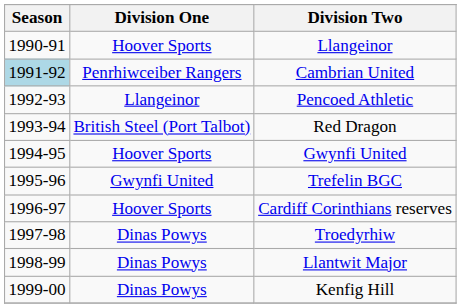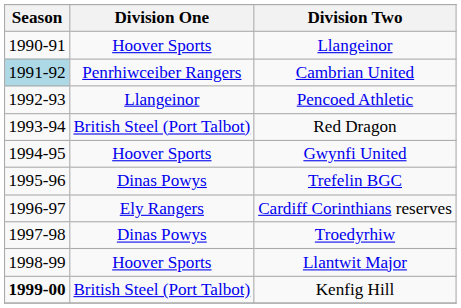(162, 180) Gwynfi United -> (162, 180) Dinas Powys
(162, 208) Hoover Sports -> (162, 208) Ely Rangers
(162, 262) Dinas Powys -> (162, 262) Hoover Sports
(37, 289) normal -> (37, 289) bold
(162, 289) Dinas Powys -> (162, 289) British Steel (Port Talbot)
